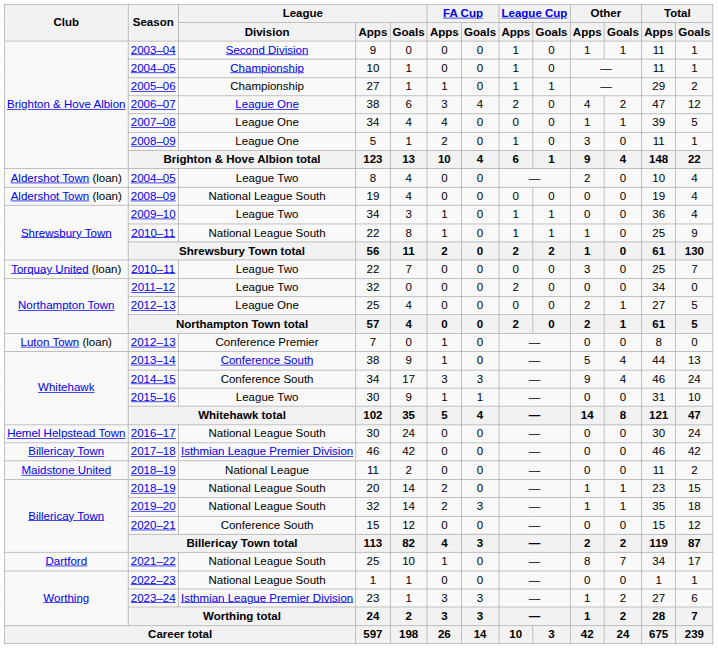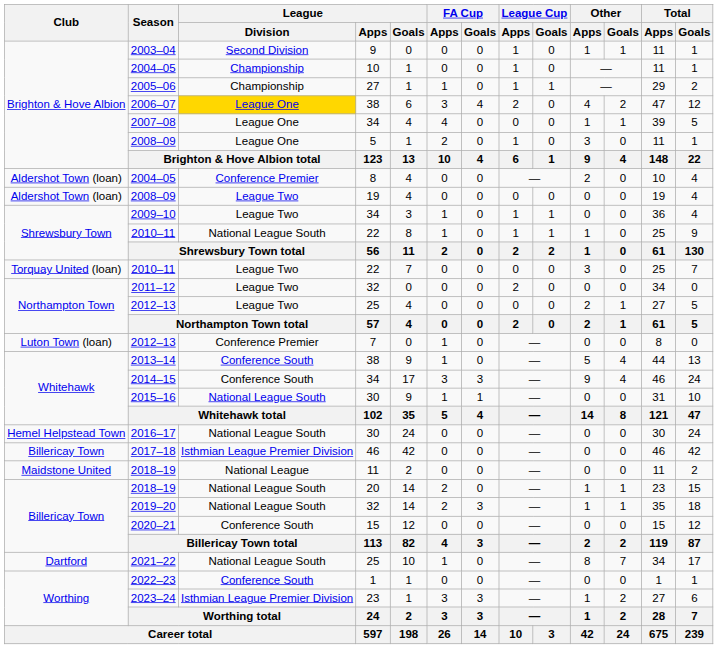(267, 104) no background -> (267, 104) gold background
(267, 178) League Two -> (267, 178) Conference Premier
(267, 196) National League South -> (267, 196) League Two
(267, 305) League One -> (267, 305) League Two
(267, 397) League Two -> (267, 397) National League South
(267, 580) National League South -> (267, 580) Conference South
